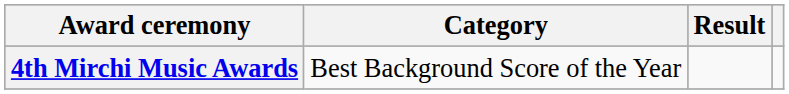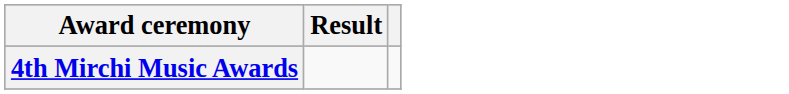- column: (496, 25)
